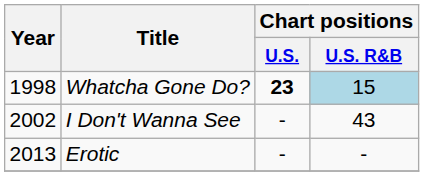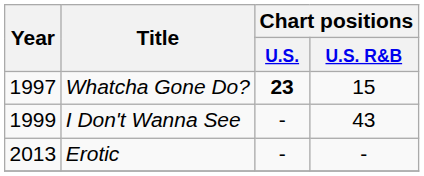(33, 87) 1998 -> (33, 87) 1997
(364, 87) lightblue background -> (364, 87) no background
(33, 120) 2002 -> (33, 120) 1999
